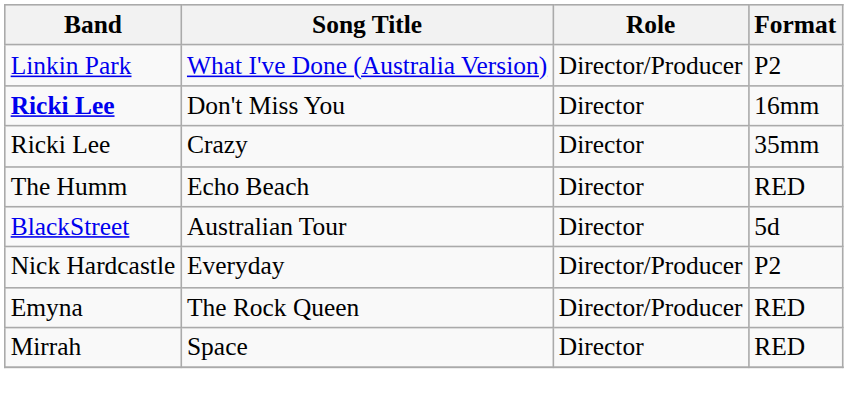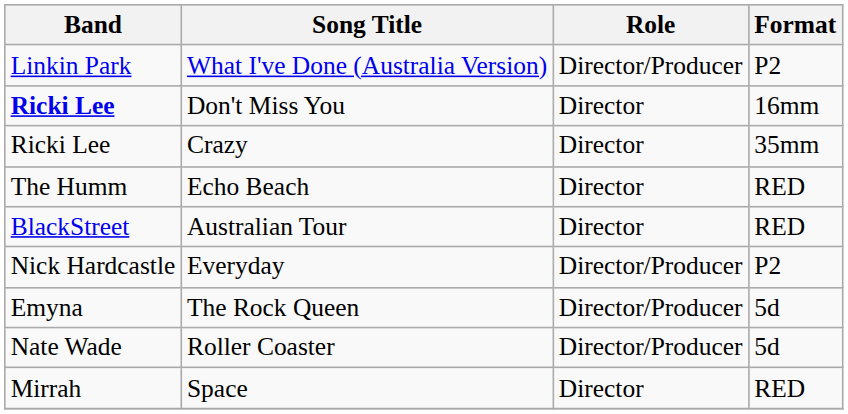(767, 226) 5d -> (780, 226) RED
(780, 307) RED -> (767, 307) 5d
+ row: (261, 347)
